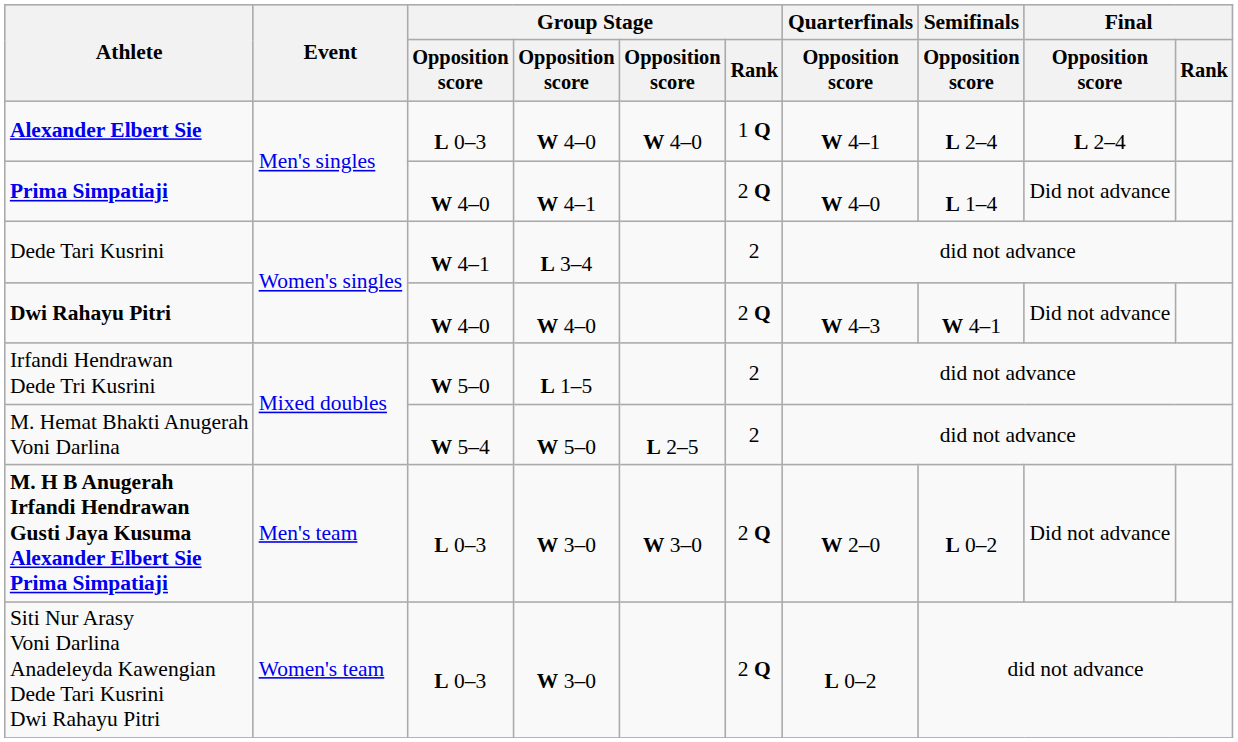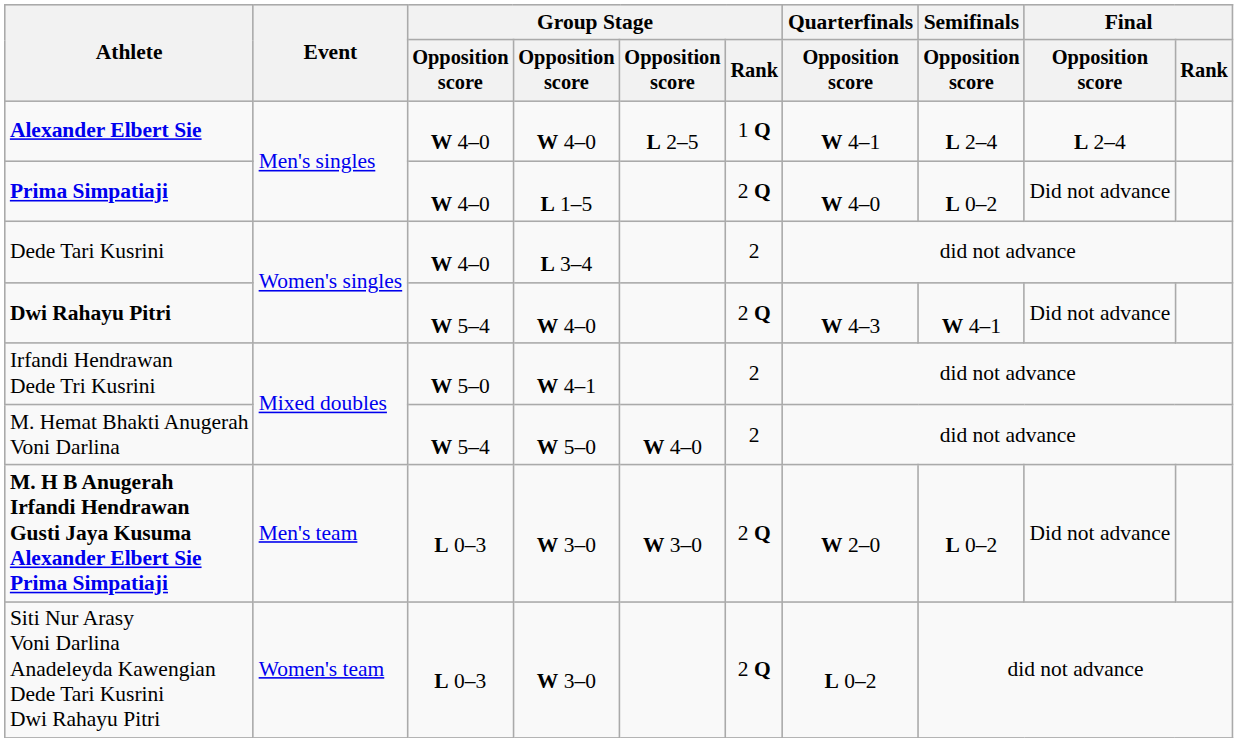(460, 142) L 0–3 -> (460, 142) W 4–0
(672, 142) W 4–0 -> (672, 142) L 2–5
(566, 203) W 4–1 -> (566, 203) L 1–5
(971, 203) L 1–4 -> (971, 203) L 0–2
(460, 264) W 4–1 -> (460, 264) W 4–0
(460, 325) W 4–0 -> (460, 325) W 5–4
(566, 385) L 1–5 -> (566, 385) W 4–1
(672, 446) L 2–5 -> (672, 446) W 4–0
